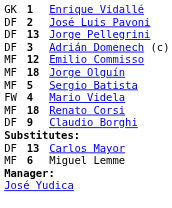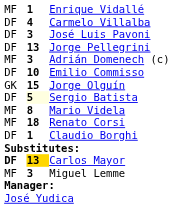(10, 9) GK -> (10, 9) MF
+ row: (100, 22)
(30, 22) 2 -> (30, 34) 3
(10, 47) DF -> (10, 60) MF
(10, 60) MF -> (10, 72) DF
(33, 60) 12 -> (33, 72) 10
(10, 72) MF -> (10, 85) GK
(33, 72) 18 -> (33, 85) 15
(10, 85) MF -> (10, 97) DF
(30, 85) no background -> (30, 97) lightyellow background
(10, 97) FW -> (10, 110) MF
(30, 97) 4 -> (30, 110) 8
(30, 123) 9 -> (30, 135) 1
(10, 148) normal -> (10, 160) bold
(33, 148) no background -> (33, 160) gold background
(30, 160) 6 -> (30, 173) 3
